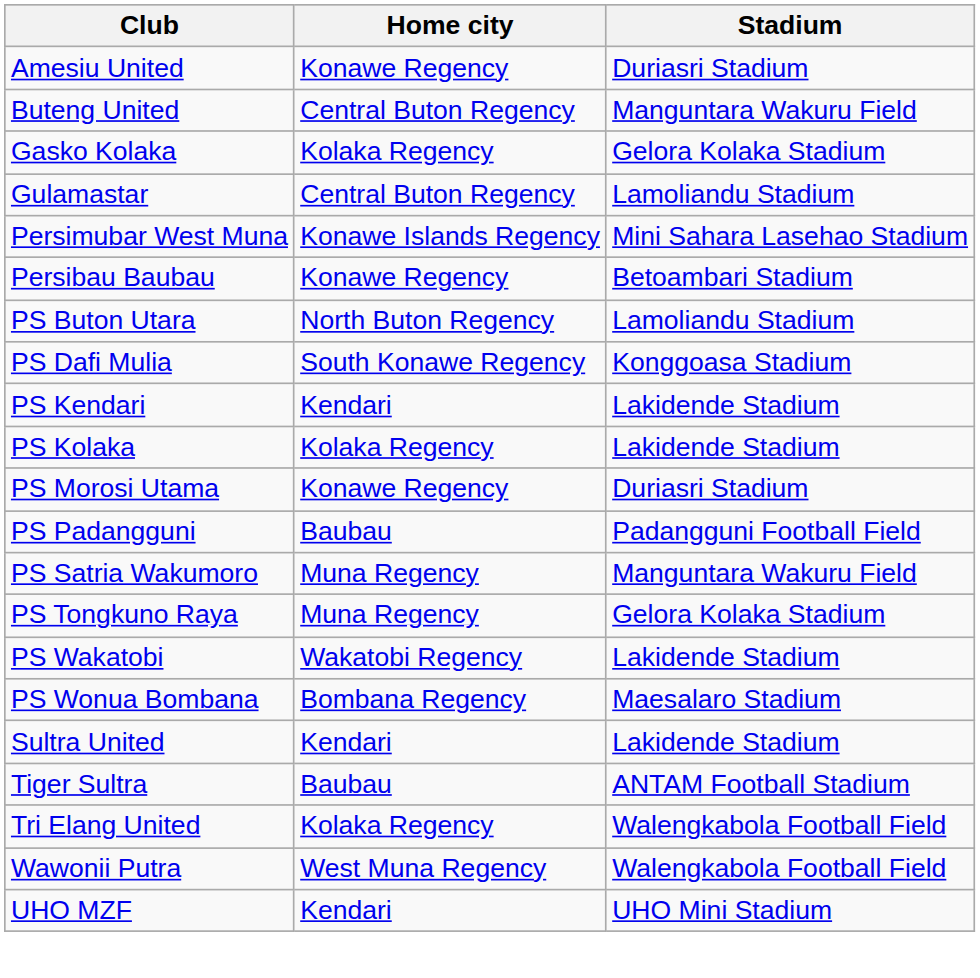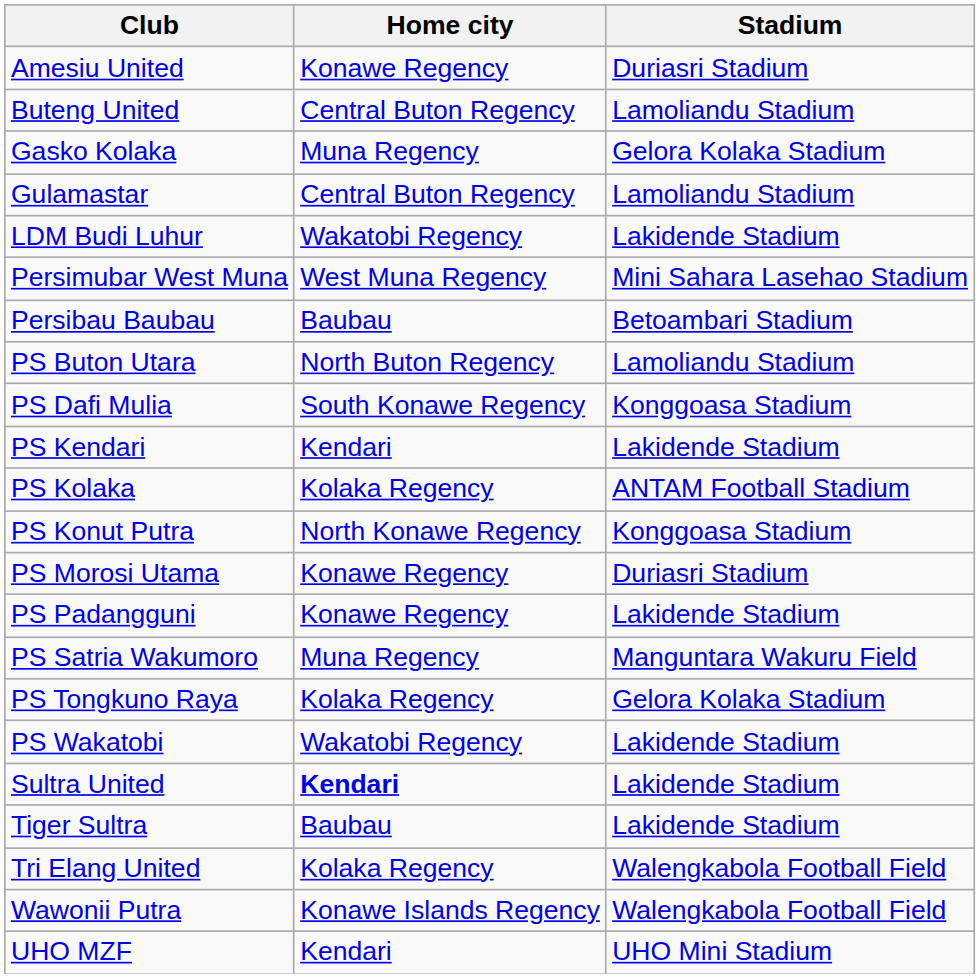(764, 109) Manguntara Wakuru Field -> (733, 109) Lamoliandu Stadium
(397, 151) Kolaka Regency -> (390, 151) Muna Regency
+ row: (107, 236)
(450, 236) Konawe Islands Regency -> (423, 278) West Muna Regency
(404, 278) Konawe Regency -> (346, 320) Baubau
(726, 446) Lakidende Stadium -> (761, 488) ANTAM Football Stadium
+ row: (102, 531)
(346, 531) Baubau -> (404, 615) Konawe Regency
(766, 531) Padangguni Football Field -> (726, 615) Lakidende Stadium
(390, 615) Muna Regency -> (397, 699) Kolaka Regency
- row: (135, 699)
(346, 741) normal -> (350, 783) bold
(761, 783) ANTAM Football Stadium -> (726, 825) Lakidende Stadium
(423, 868) West Muna Regency -> (450, 910) Konawe Islands Regency
